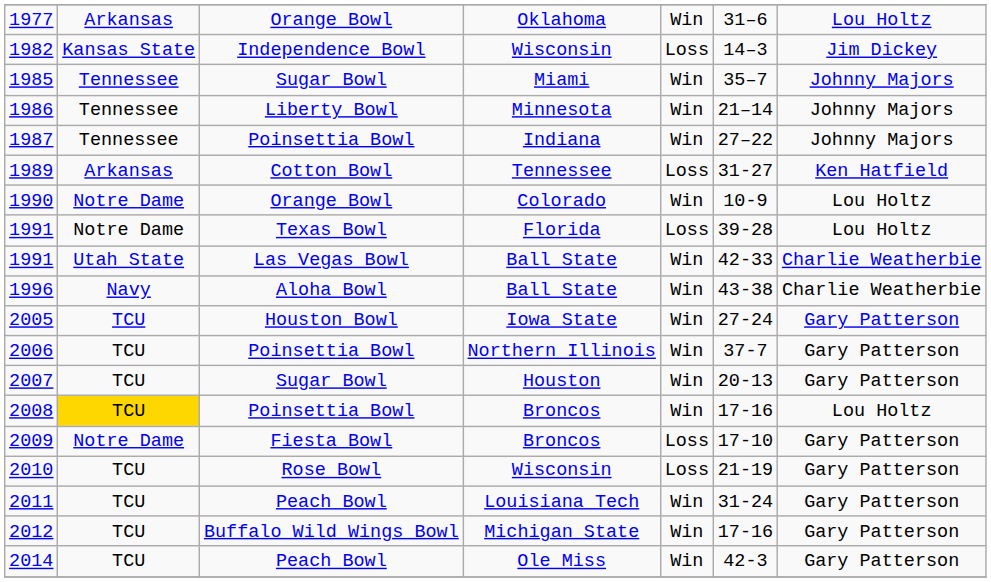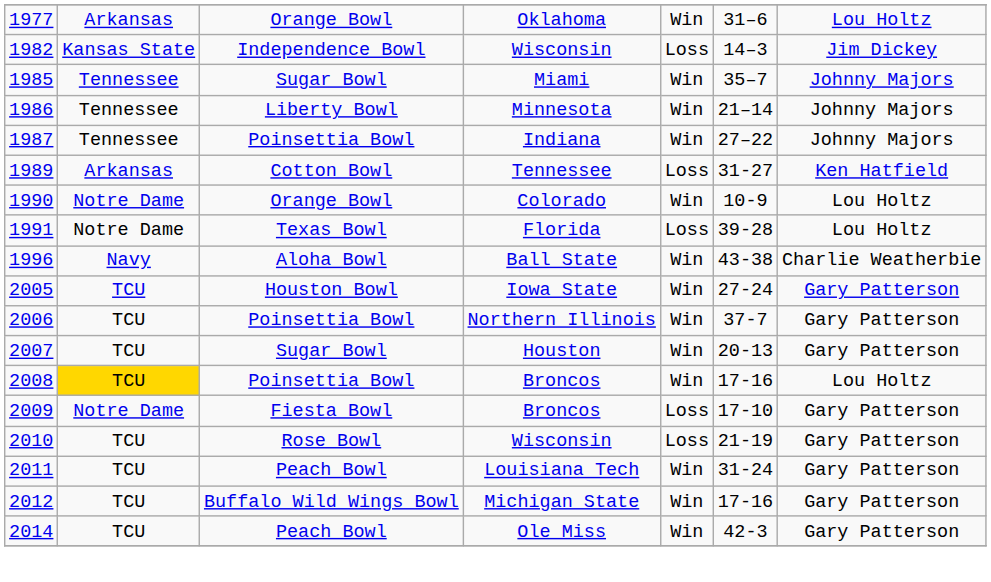- row: (31, 260)
